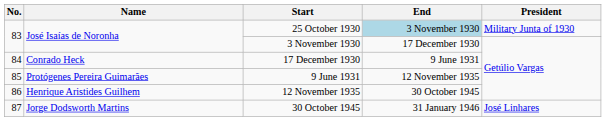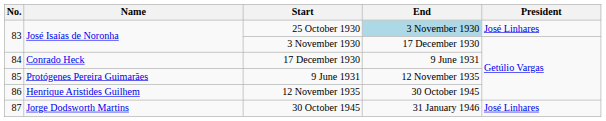(529, 28) Military Junta of 1930 -> (512, 28) José Linhares
